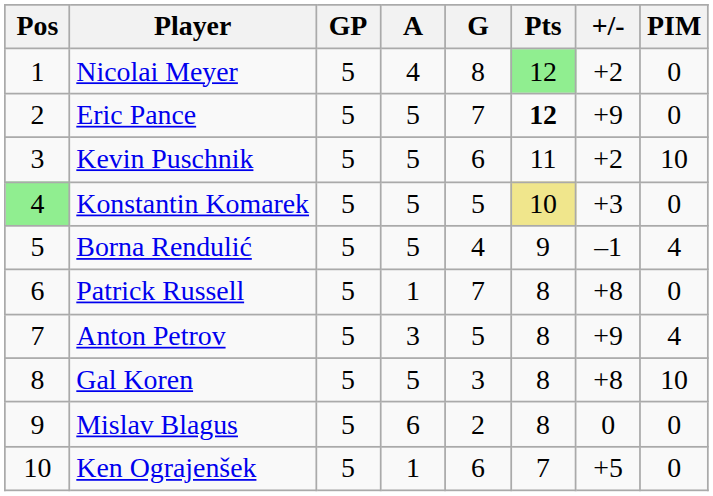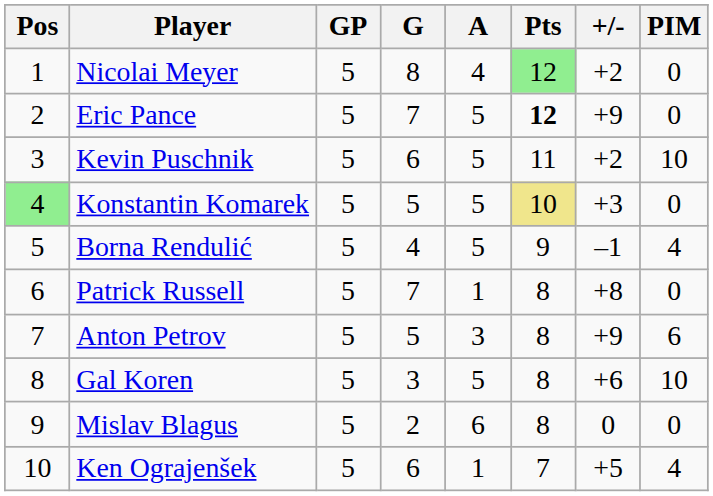columns swapped: (478, 26) <-> (413, 26)
(674, 335) 4 -> (674, 335) 6
(608, 379) +8 -> (608, 379) +6
(674, 468) 0 -> (674, 468) 4
